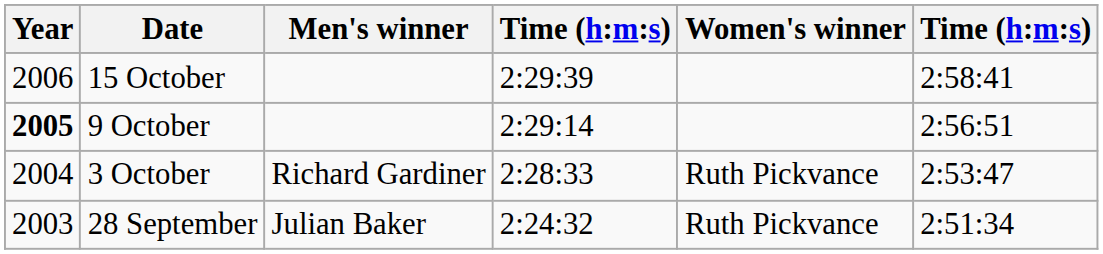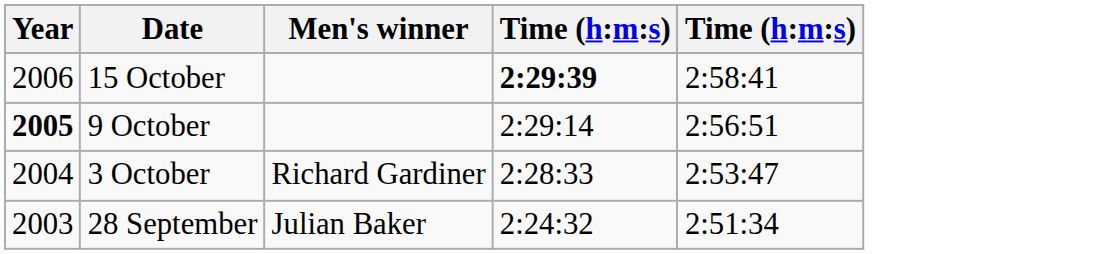- column: (795, 28)
(547, 77) normal -> (548, 77) bold
